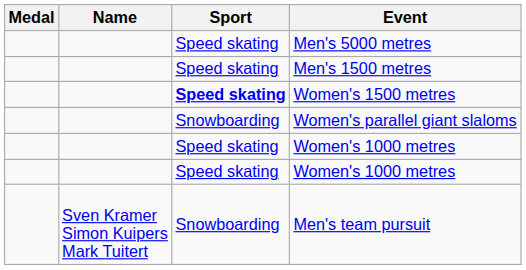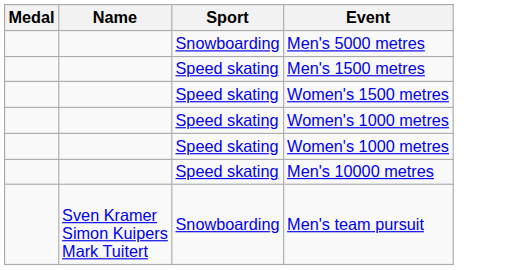(227, 44) Speed skating -> (227, 44) Snowboarding
(231, 95) bold -> (227, 95) normal
- row: (115, 121)
+ row: (115, 172)
